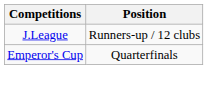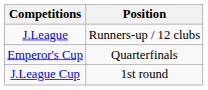+ row: (45, 74)
